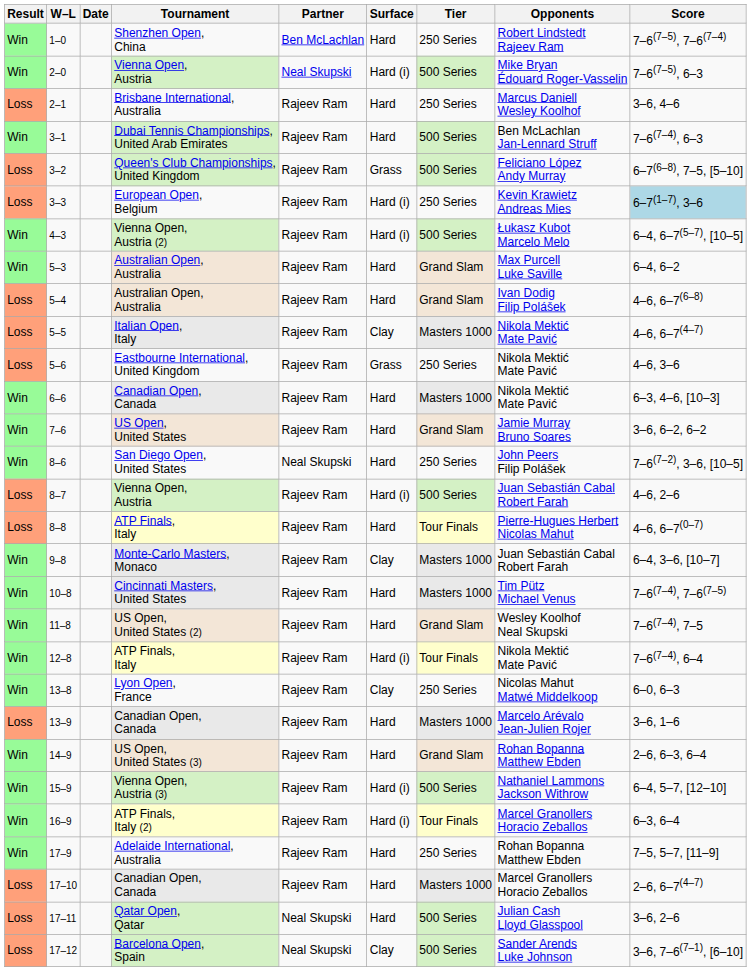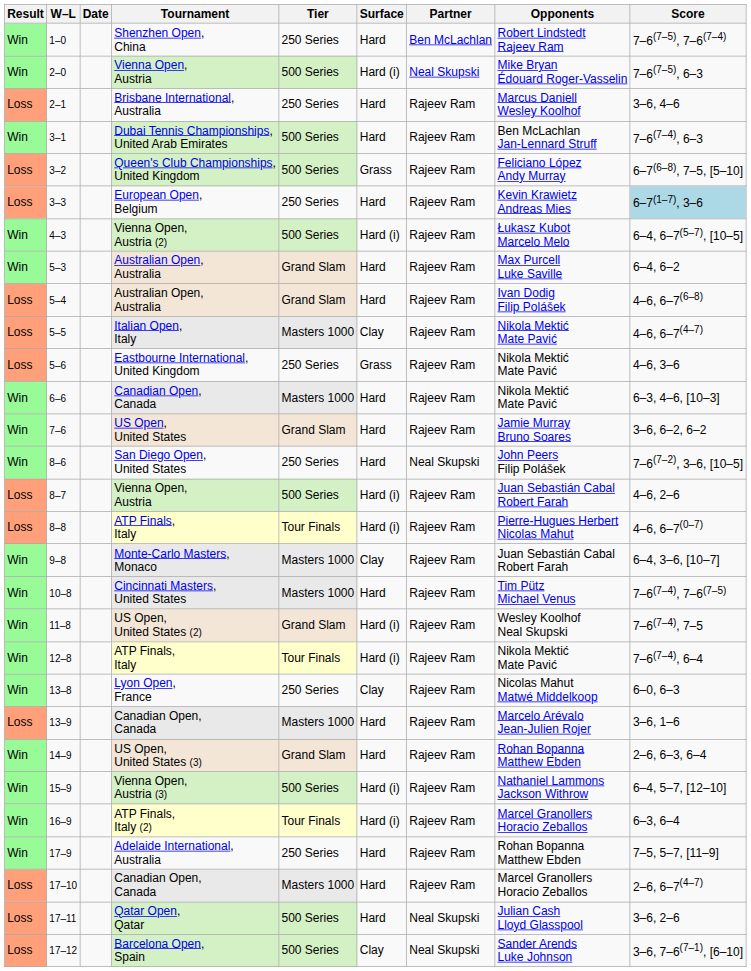columns swapped: (456, 14) <-> (323, 14)
(390, 202) Hard (i) -> (373, 202) Hard
(383, 527) Hard -> (380, 527) Hard (i)
(383, 625) Hard -> (380, 625) Hard (i)
